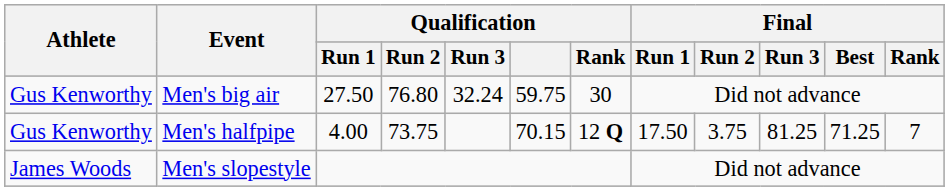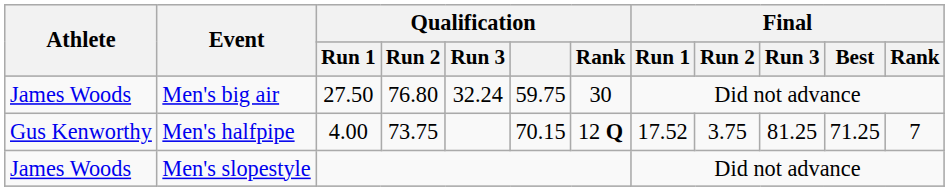(81, 94) Gus Kenworthy -> (71, 94) James Woods
(663, 131) 17.50 -> (663, 131) 17.52
